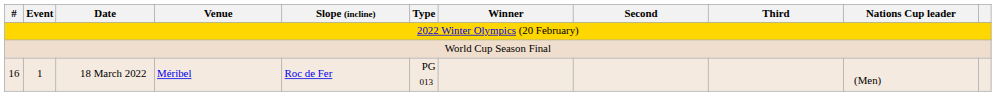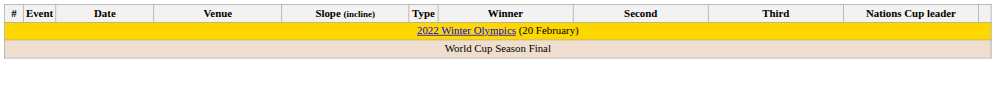- row: (14, 74)
